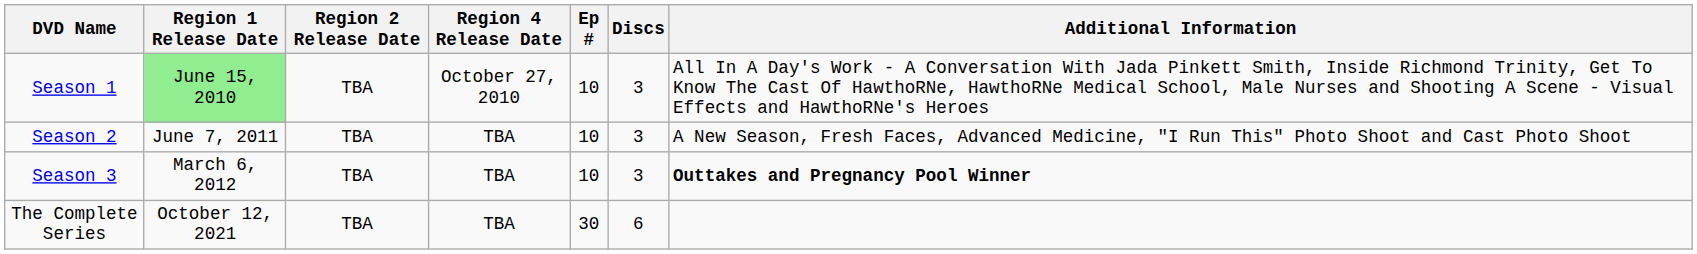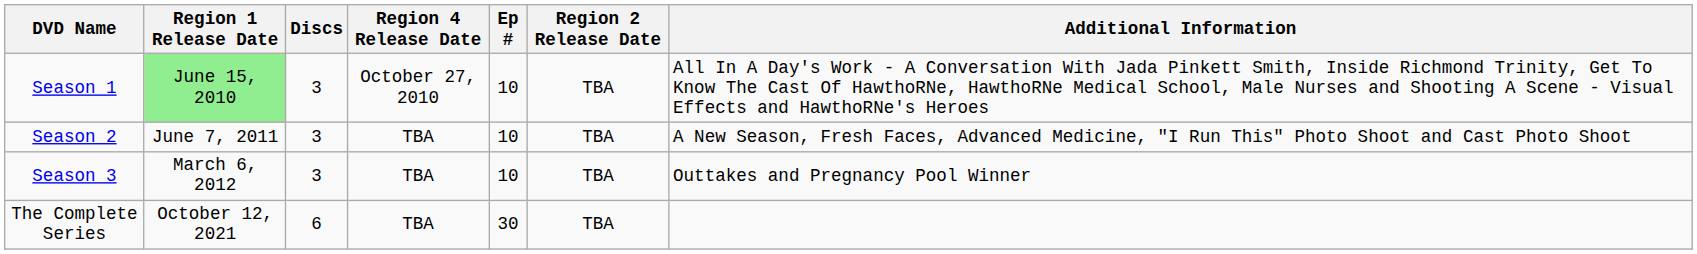columns swapped: (357, 29) <-> (638, 29)
(852, 176) bold -> (852, 176) normal
